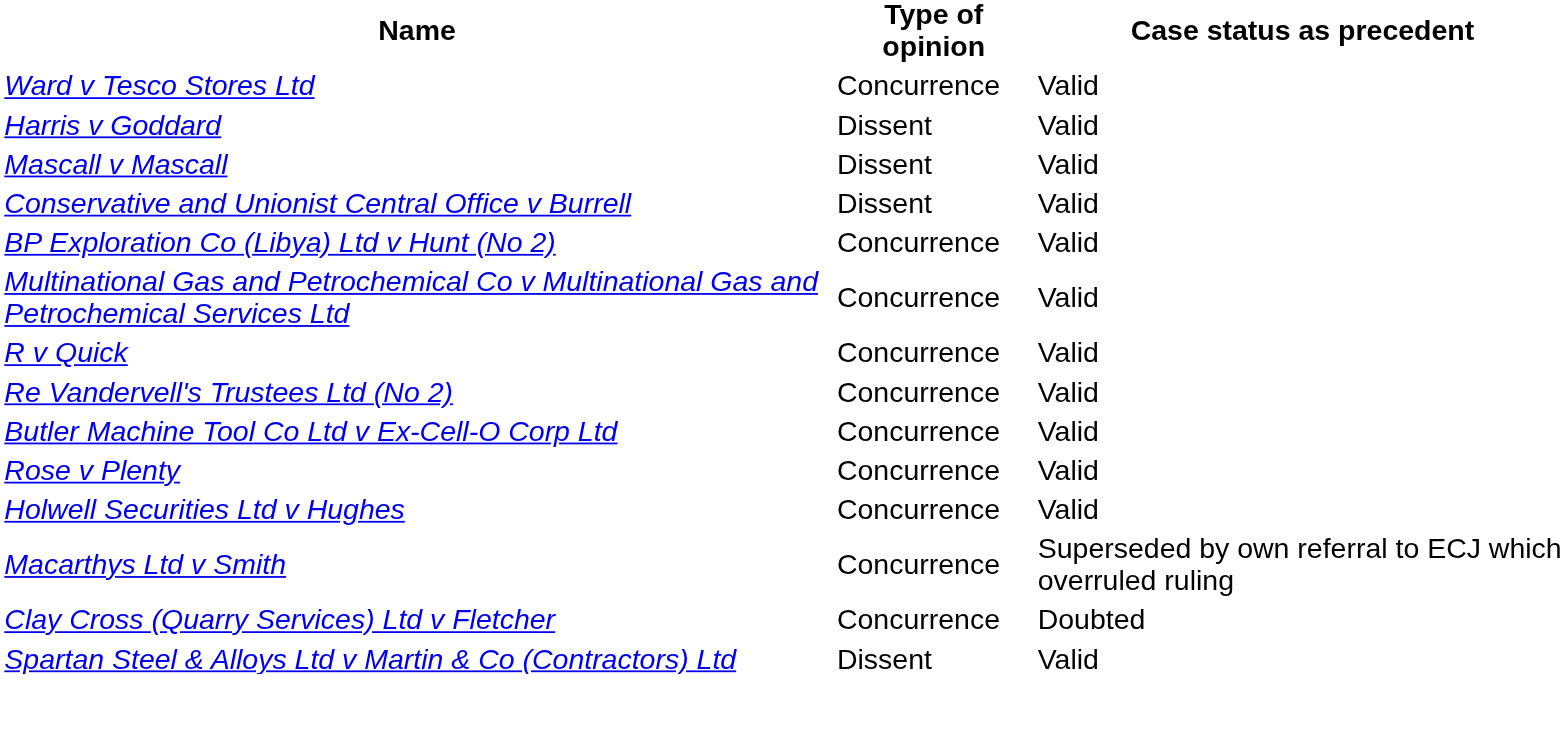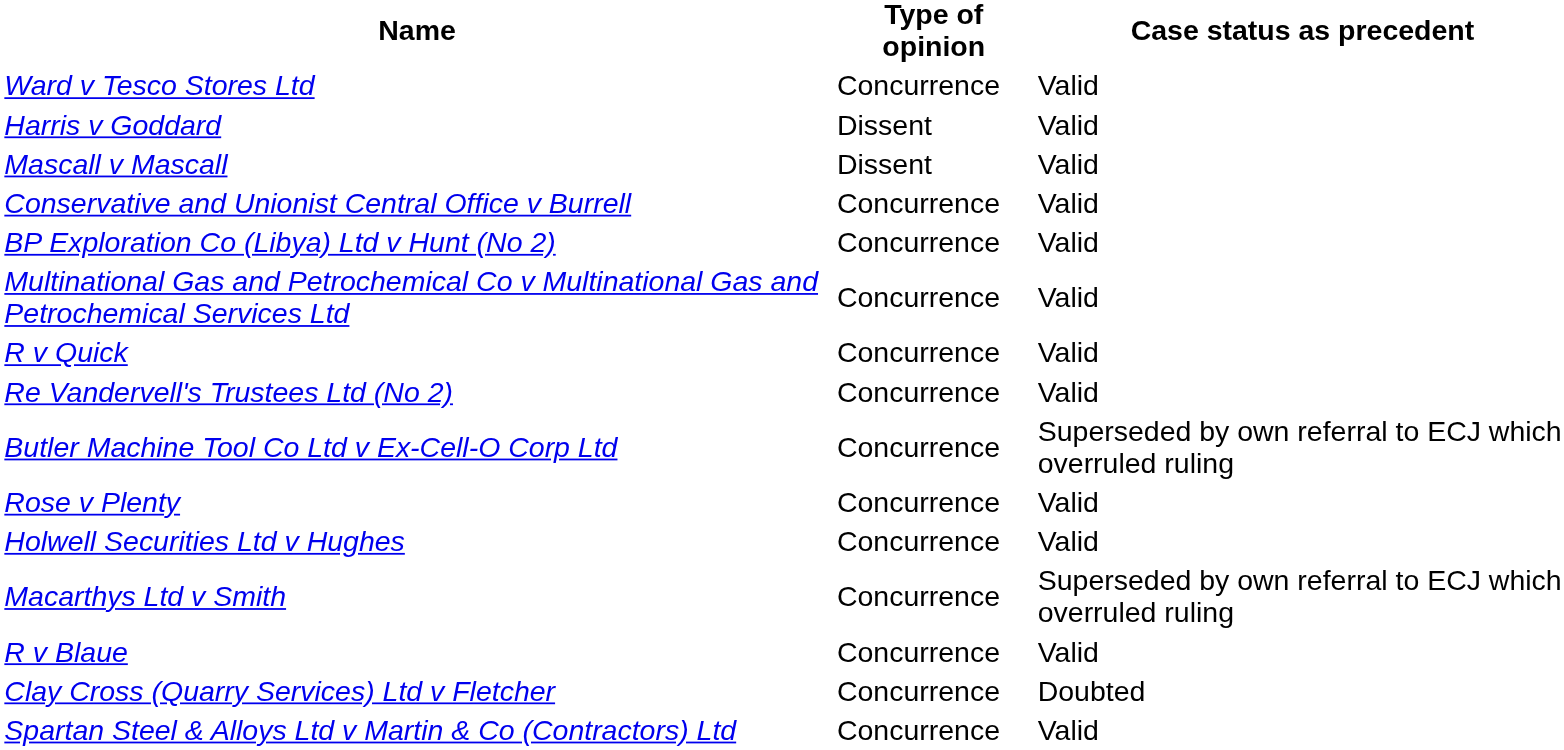(884, 203) Dissent -> (918, 203) Concurrence
(1068, 431) Valid -> (1300, 447) Superseded by own referral to ECJ which overruled ruling
+ row: (66, 652)
(884, 659) Dissent -> (918, 730) Concurrence
